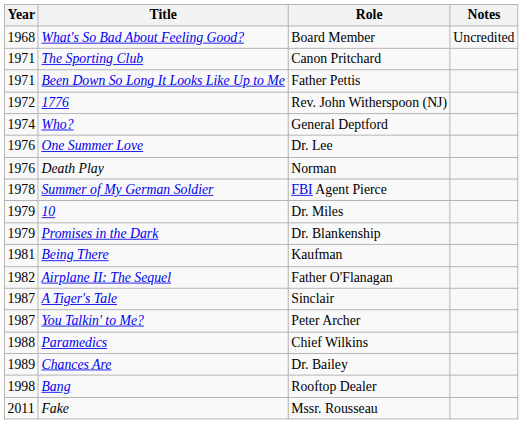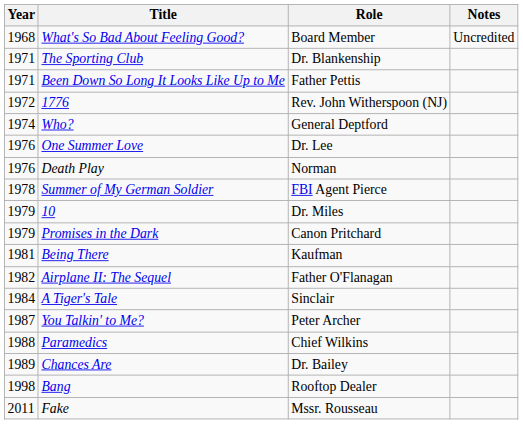(336, 59) Canon Pritchard -> (336, 59) Dr. Blankenship
(336, 233) Dr. Blankenship -> (336, 233) Canon Pritchard
(21, 299) 1987 -> (21, 299) 1984
